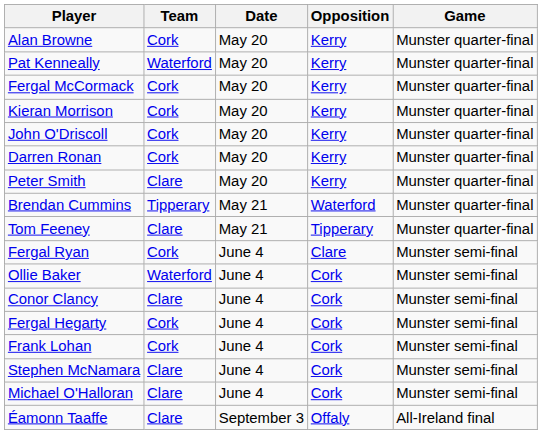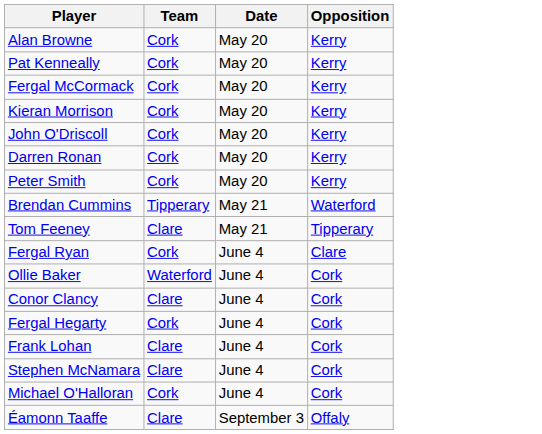- column: (465, 16)
(179, 63) Waterford -> (163, 63) Cork
(165, 181) Clare -> (163, 181) Cork
(163, 346) Cork -> (165, 346) Clare
(165, 393) Clare -> (163, 393) Cork
